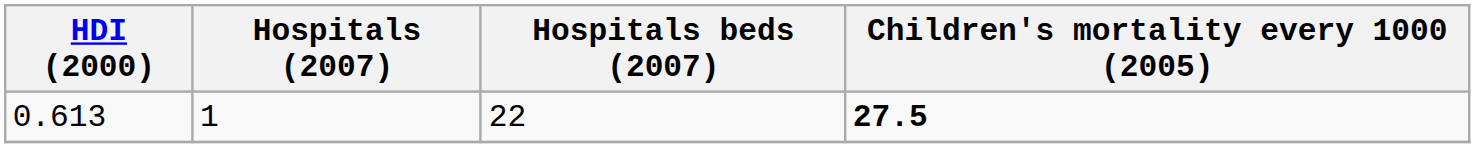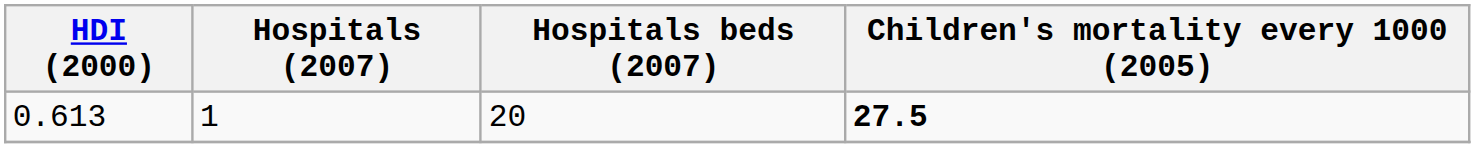(507, 117) 22 -> (507, 117) 20
